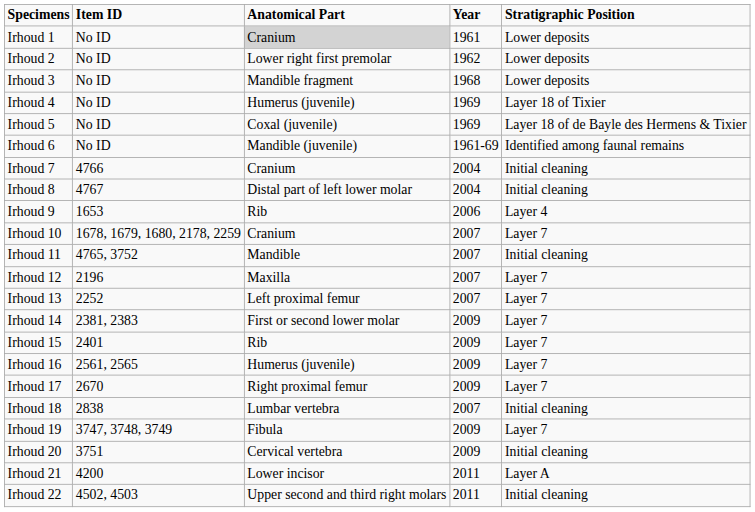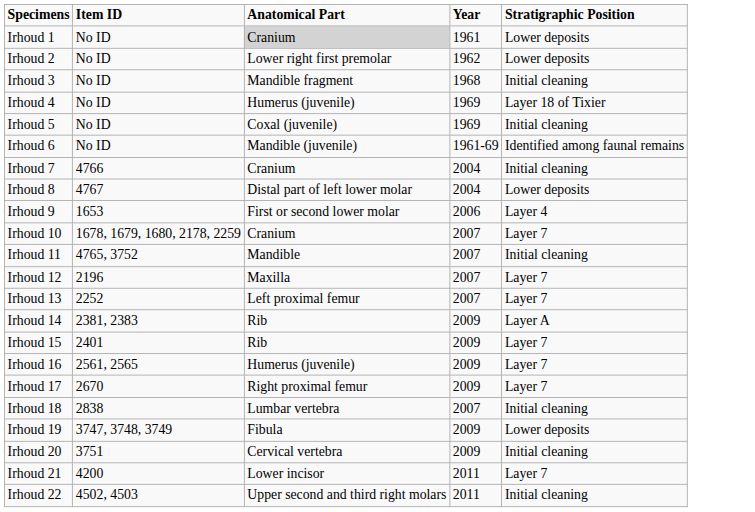(547, 80) Lower deposits -> (546, 80) Initial cleaning
(626, 124) Layer 18 of de Bayle des Hermens & Tixier -> (546, 124) Initial cleaning
(546, 189) Initial cleaning -> (547, 189) Lower deposits
(257, 211) Rib -> (323, 211) First or second lower molar
(323, 320) First or second lower molar -> (257, 320) Rib
(526, 320) Layer 7 -> (527, 320) Layer A
(526, 430) Layer 7 -> (547, 430) Lower deposits
(527, 473) Layer A -> (526, 473) Layer 7
